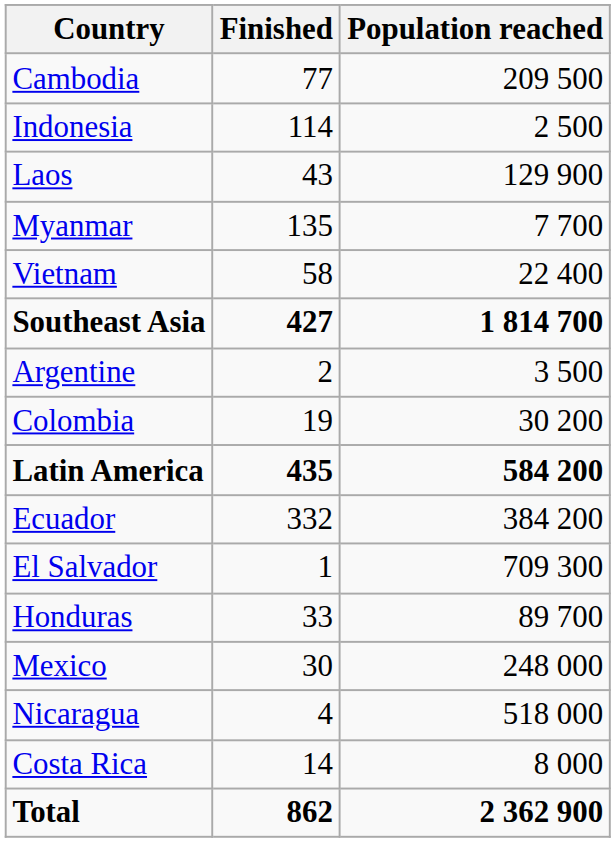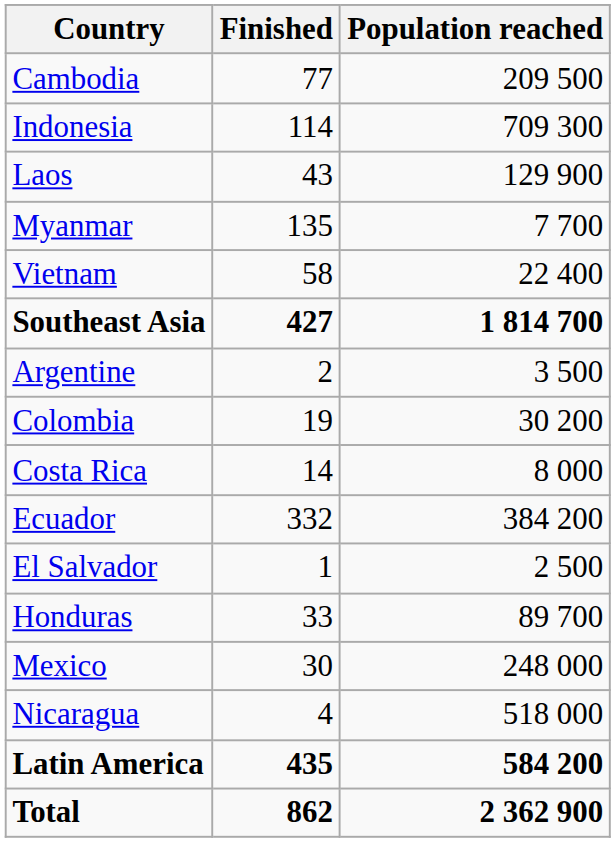(568, 126) 2 500 -> (553, 126) 709 300
rows swapped: (80, 763) <-> (108, 469)
(553, 567) 709 300 -> (568, 567) 2 500
